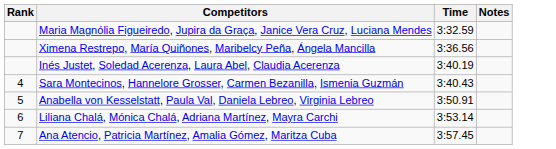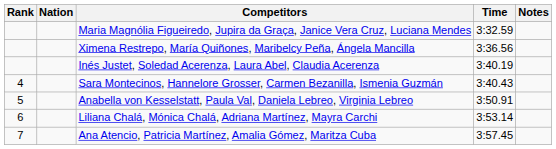+ column: (56, 13)
